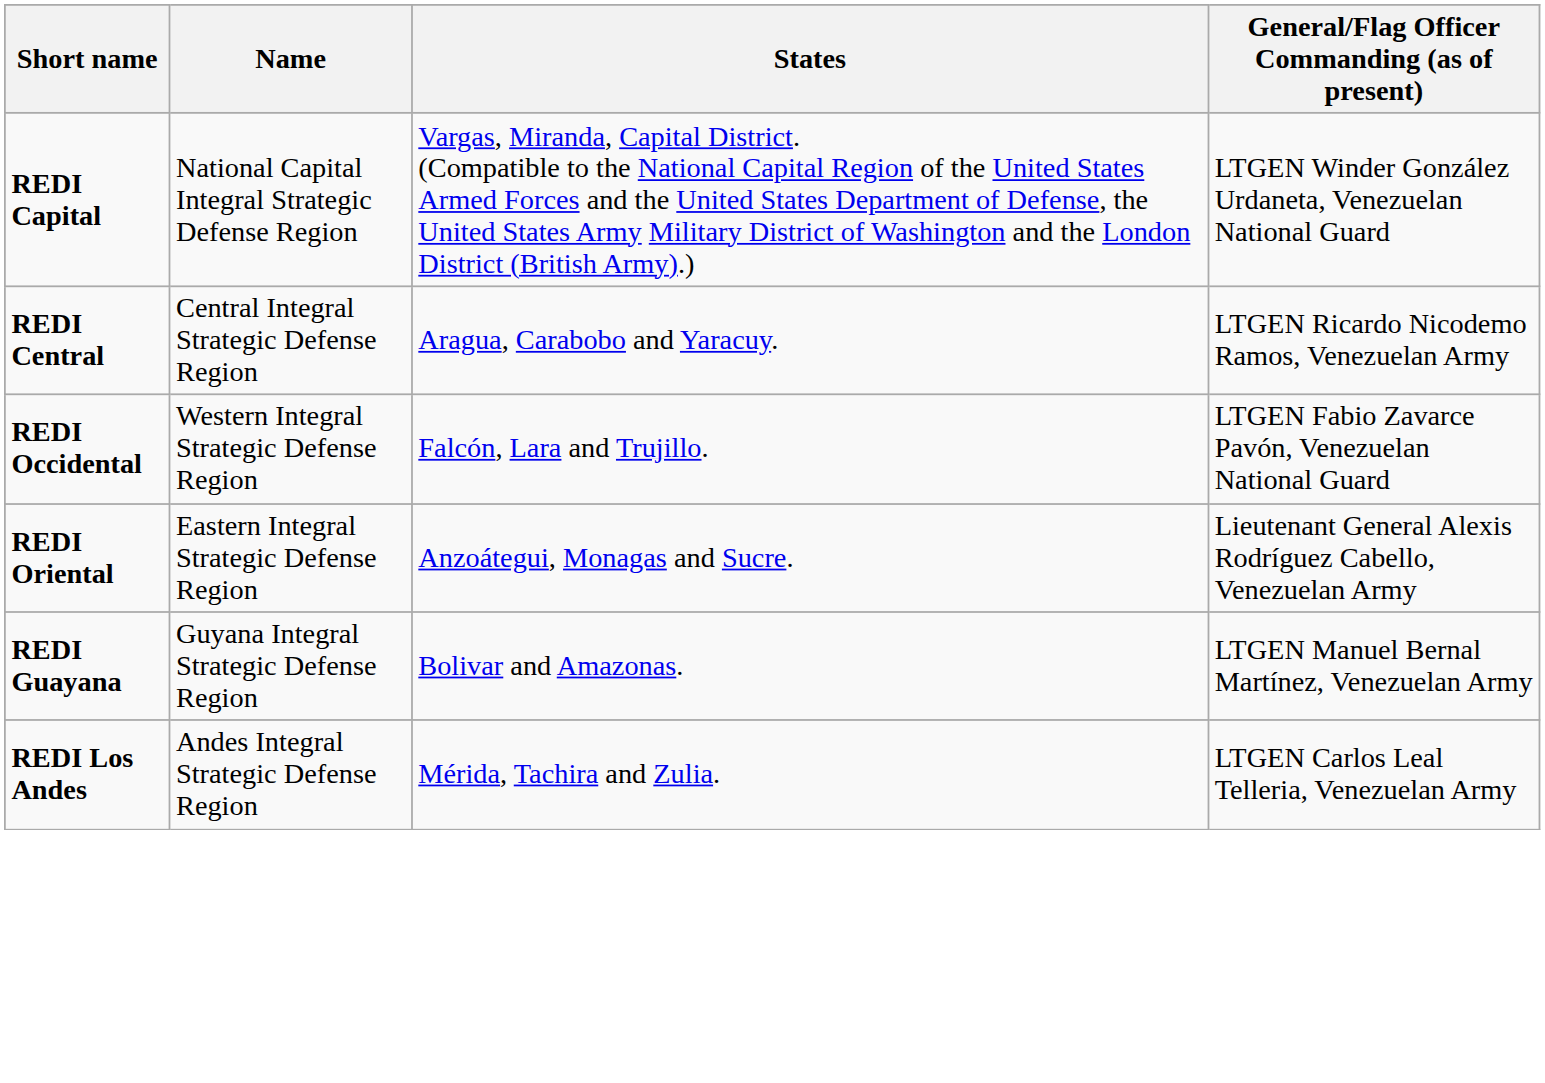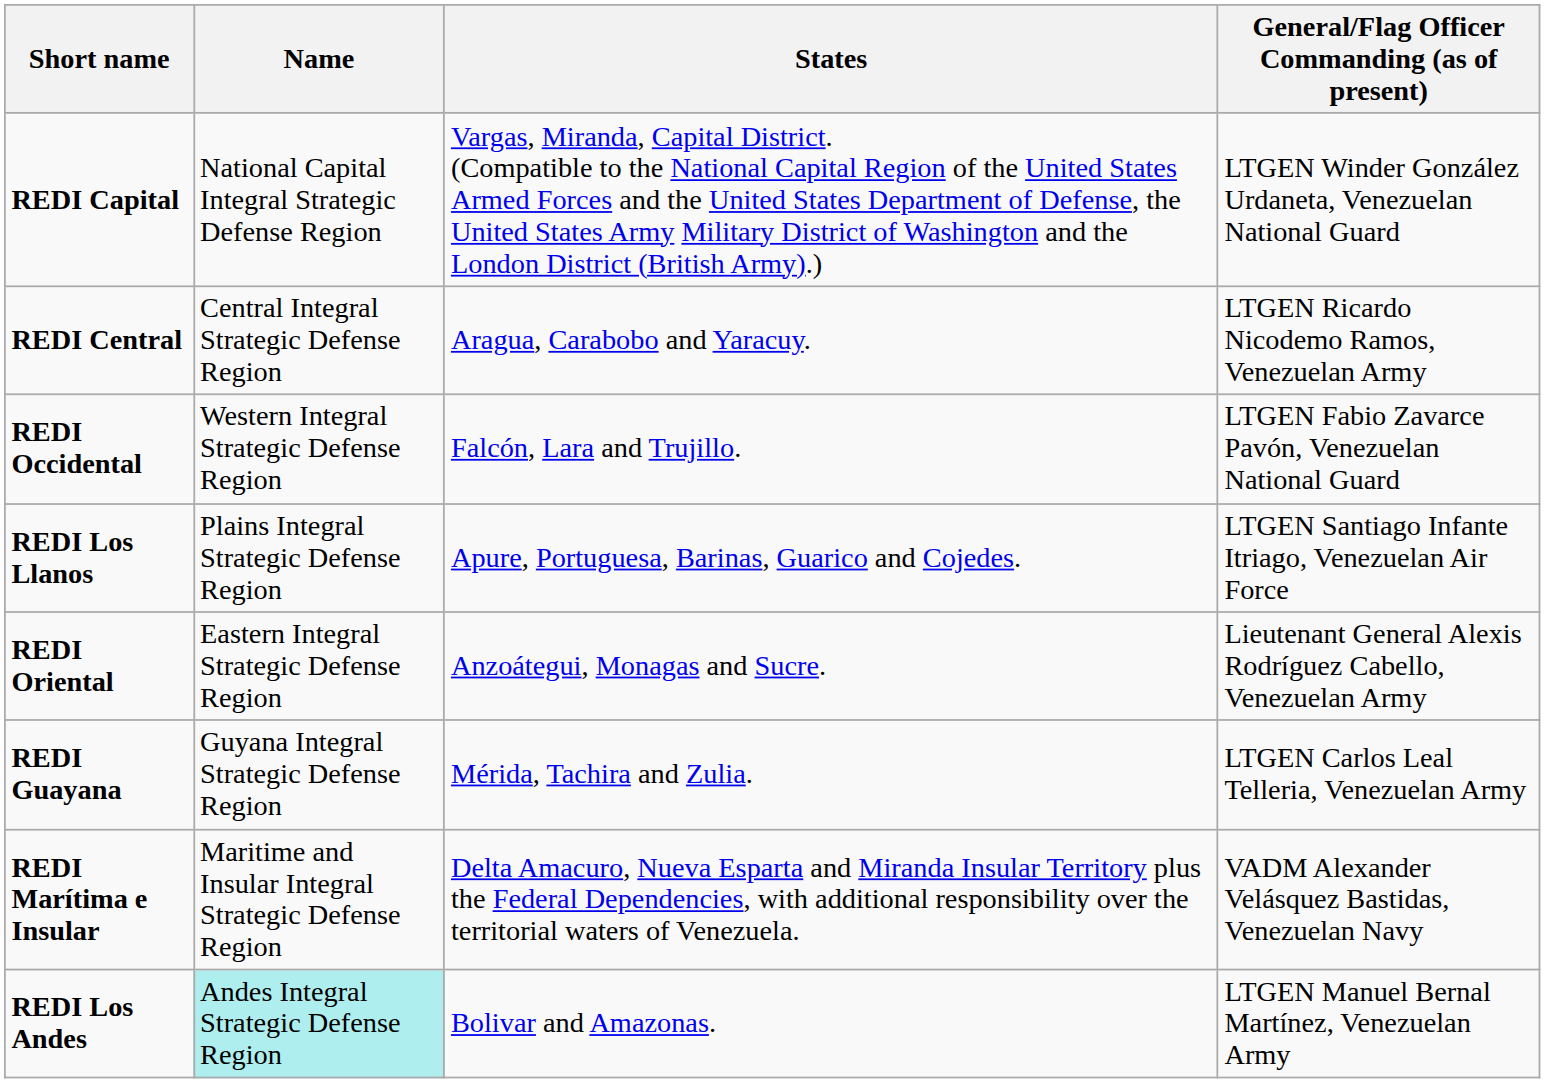+ row: (72, 557)
(551, 665) Bolivar and Amazonas. -> (602, 774) Mérida, Tachira and Zulia.
(1374, 665) LTGEN Manuel Bernal Martínez, Venezuelan Army -> (1375, 774) LTGEN Carlos Leal Telleria, Venezuelan Army
+ row: (79, 898)
(276, 774) no background -> (300, 1023) paleturquoise background
(569, 774) Mérida, Tachira and Zulia. -> (583, 1023) Bolivar and Amazonas.
(1366, 774) LTGEN Carlos Leal Telleria, Venezuelan Army -> (1358, 1023) LTGEN Manuel Bernal Martínez, Venezuelan Army
